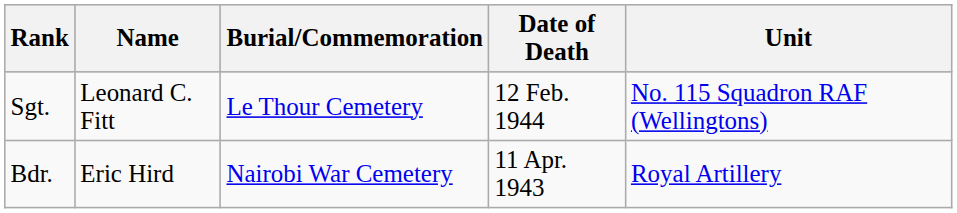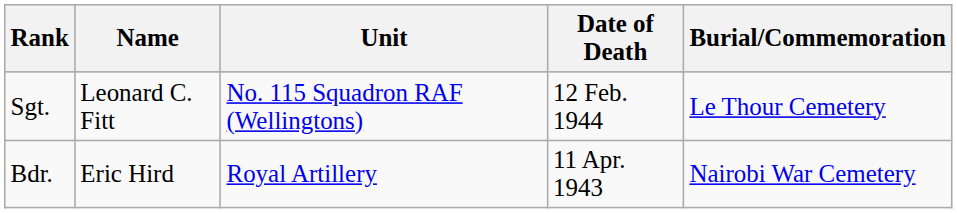columns swapped: (788, 38) <-> (355, 38)
